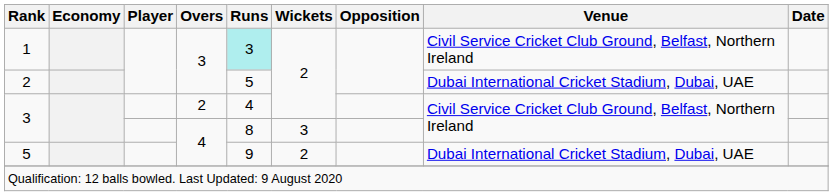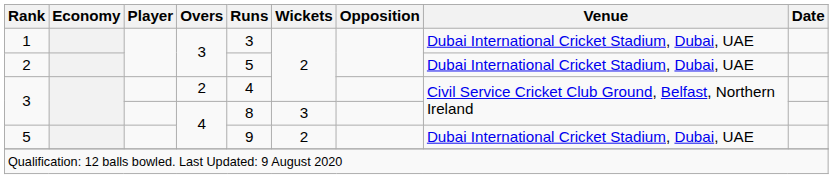(249, 49) paleturquoise background -> (249, 40) no background
(601, 49) Civil Service Cricket Club Ground, Belfast, Northern Ireland -> (590, 40) Dubai International Cricket Stadium, Dubai, UAE
